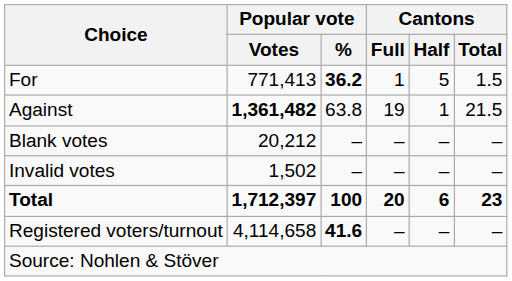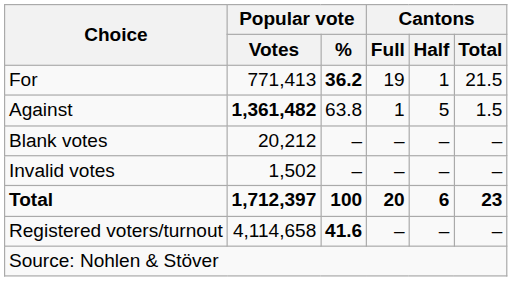(399, 79) 1 -> (394, 79) 19
(444, 79) 5 -> (444, 79) 1
(489, 79) 1.5 -> (484, 79) 21.5
(394, 110) 19 -> (399, 110) 1
(444, 110) 1 -> (444, 110) 5
(484, 110) 21.5 -> (489, 110) 1.5
